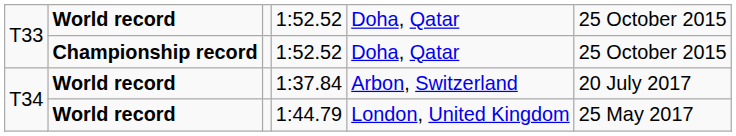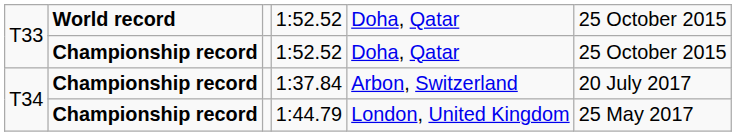(114, 83) World record -> (155, 83) Championship record
(114, 114) World record -> (155, 114) Championship record
